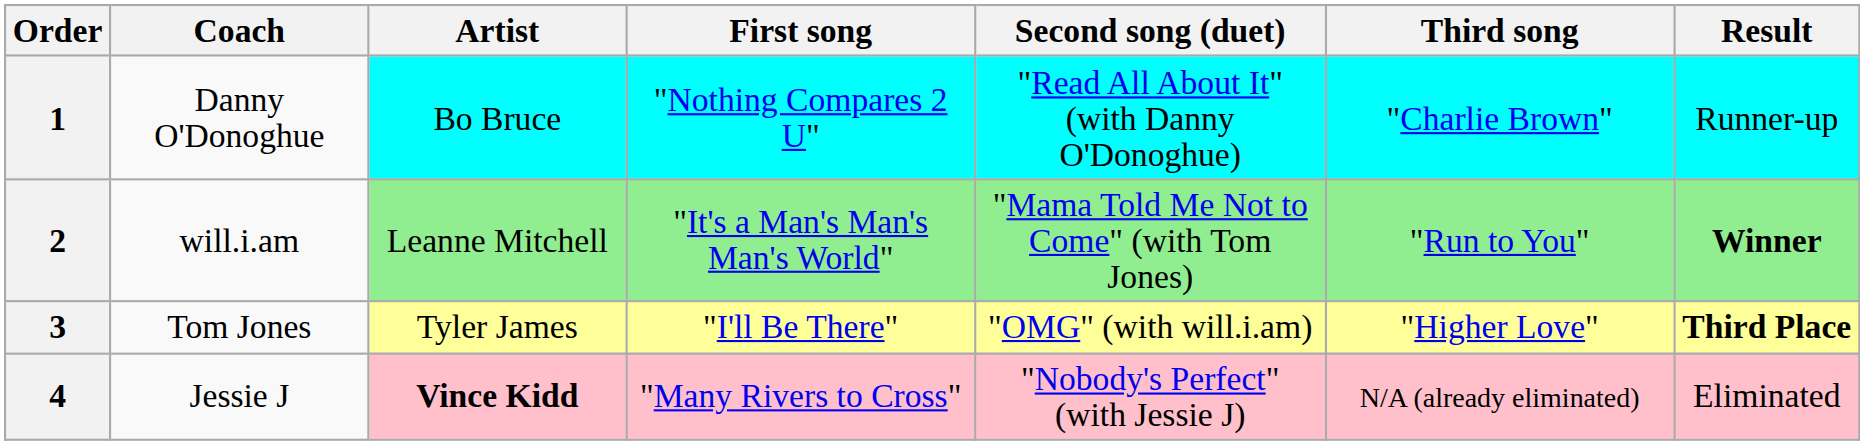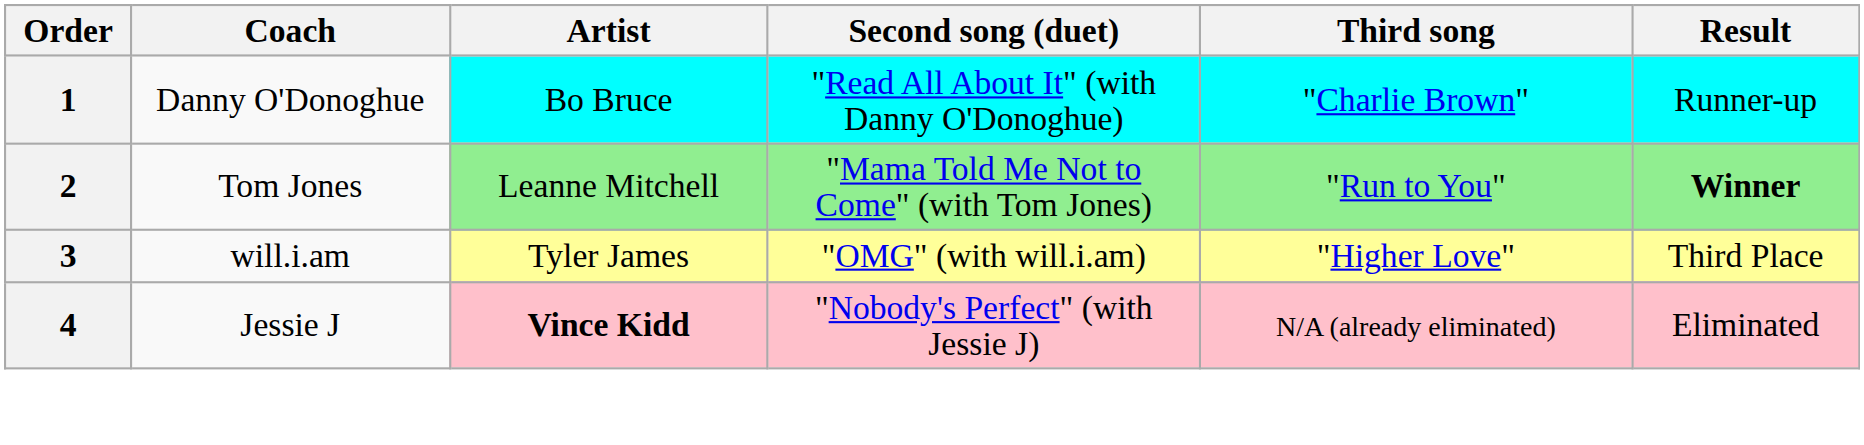- column: (801, 31)
(239, 240) will.i.am -> (290, 187) Tom Jones
(239, 327) Tom Jones -> (290, 256) will.i.am
(1767, 327) bold -> (1746, 256) normal
